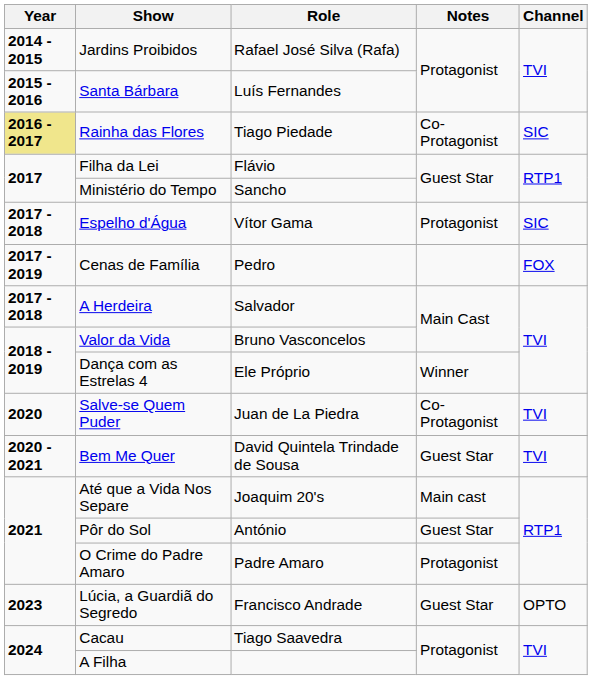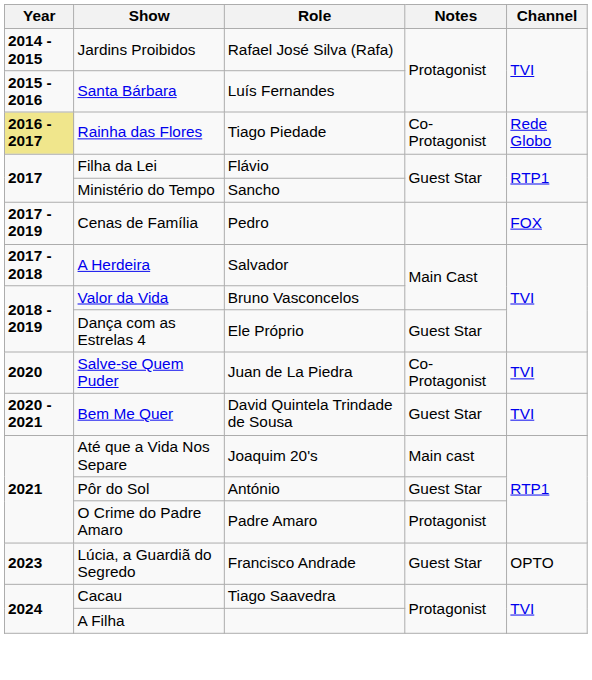(536, 132) SIC -> (531, 132) Rede Globo
- row: (133, 223)
(444, 372) Winner -> (445, 330) Guest Star
